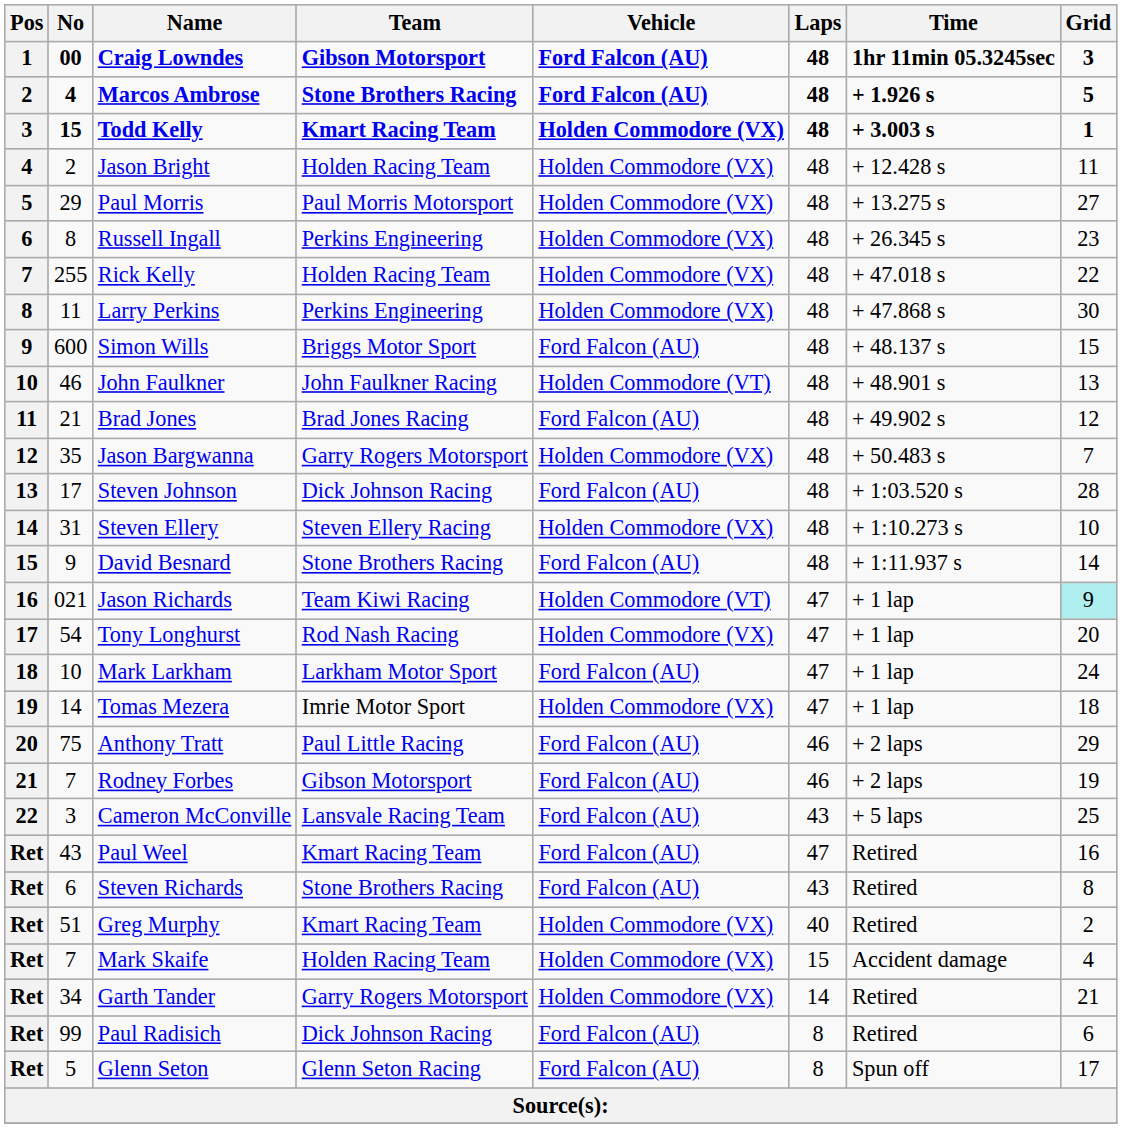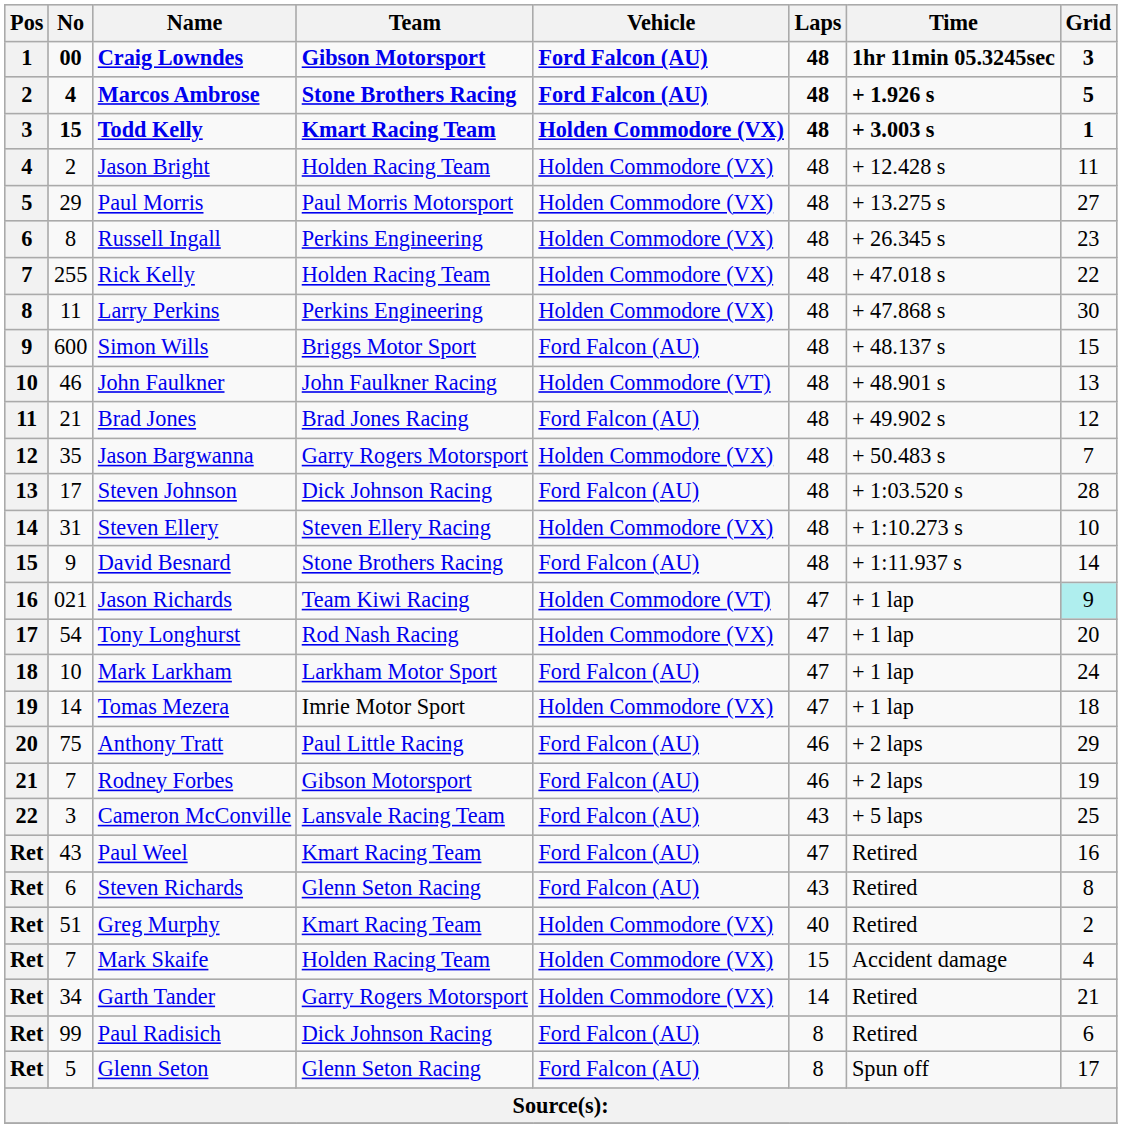(402, 888) Stone Brothers Racing -> (391, 888) Glenn Seton Racing
